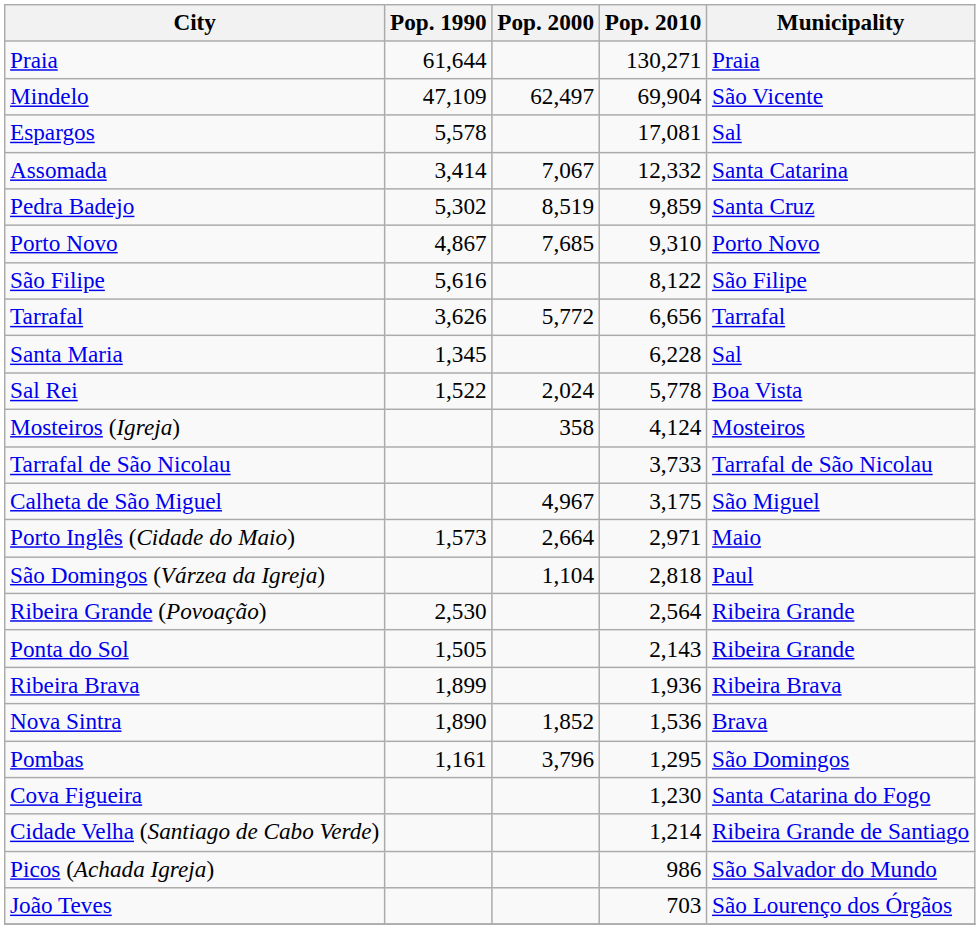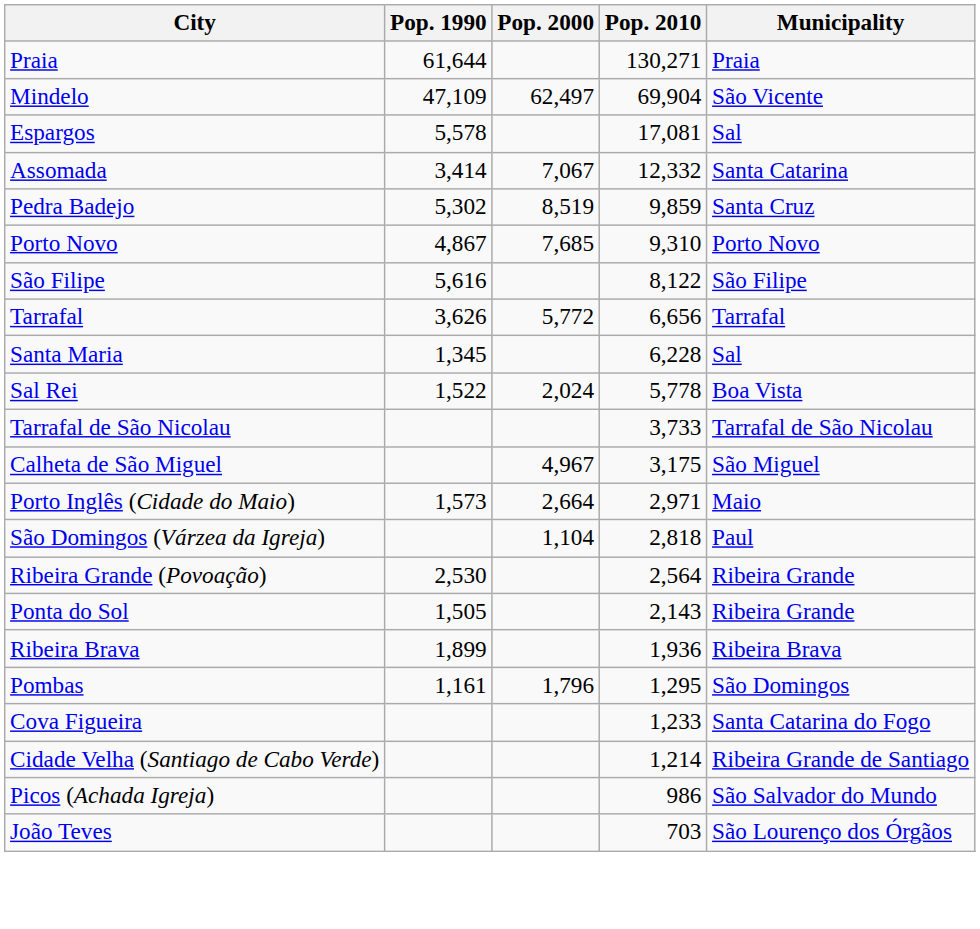- row: (95, 427)
- row: (66, 721)
(568, 758) 3,796 -> (568, 685) 1,796
(675, 795) 1,230 -> (675, 721) 1,233
